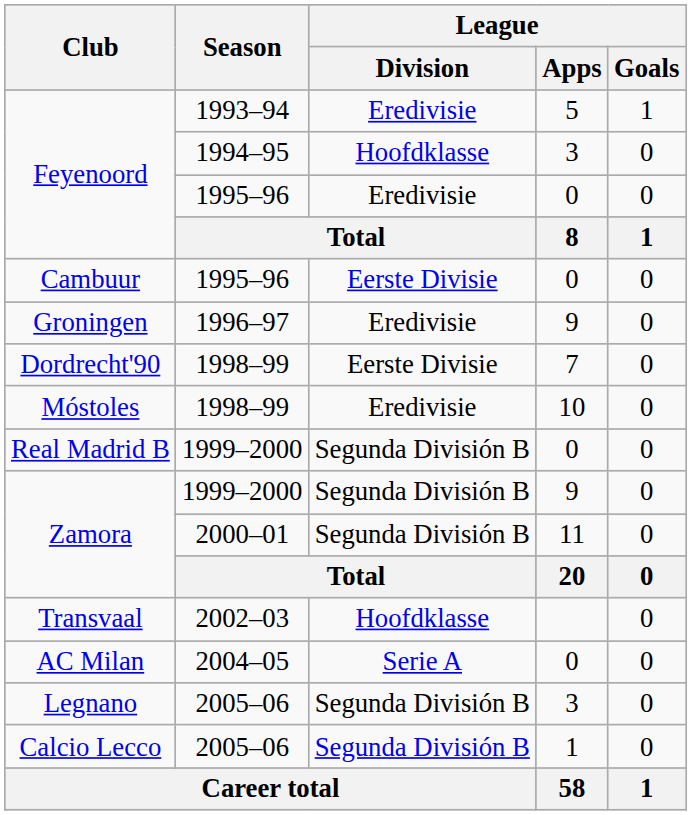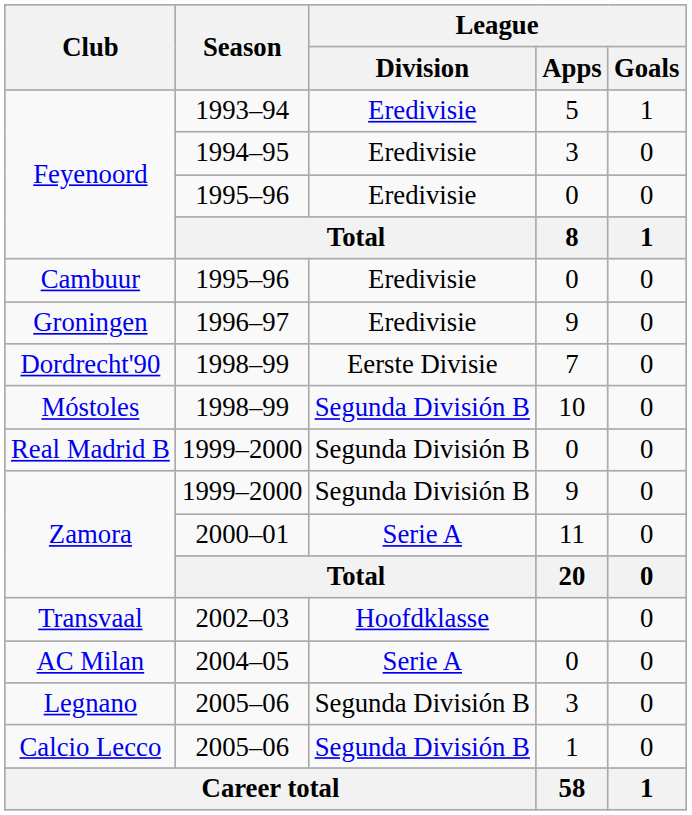(422, 152) Hoofdklasse -> (422, 152) Eredivisie
(422, 279) Eerste Divisie -> (422, 279) Eredivisie
(422, 407) Eredivisie -> (422, 407) Segunda División B
(422, 534) Segunda División B -> (422, 534) Serie A
